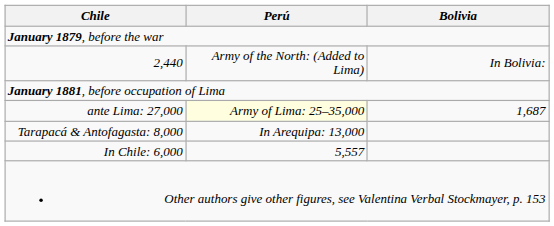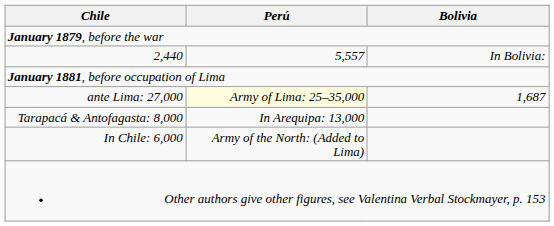(288, 63) Army of the North: (Added to Lima) -> (350, 56) 5,557
(350, 151) 5,557 -> (288, 144) Army of the North: (Added to Lima)
